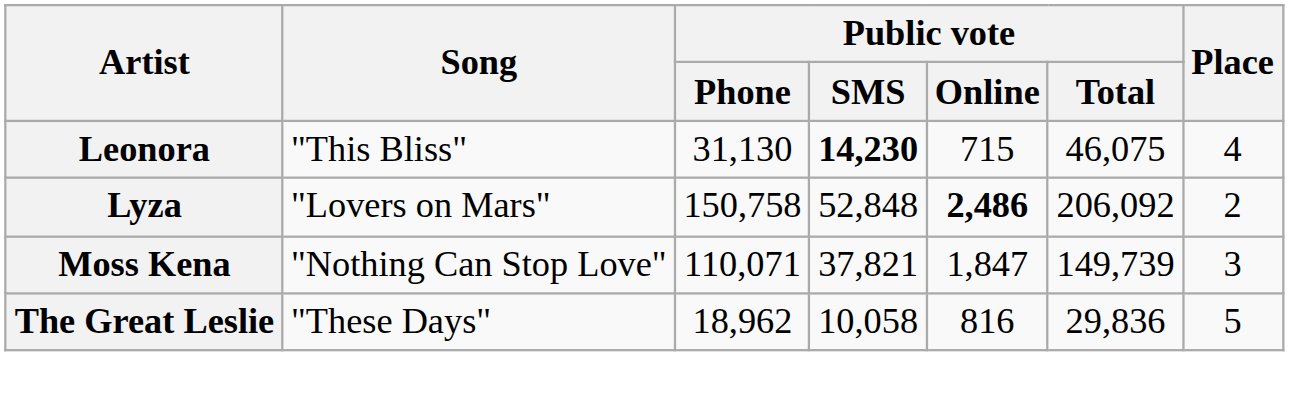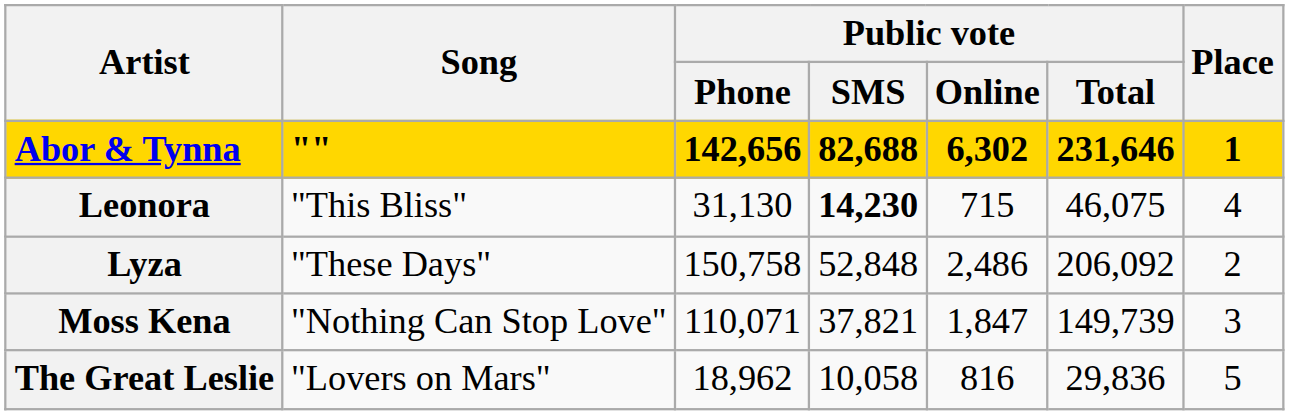+ row: (128, 148)
(421, 206) "Lovers on Mars" -> (391, 263) "These Days"
(987, 206) bold -> (987, 263) normal
(391, 321) "These Days" -> (421, 378) "Lovers on Mars"
